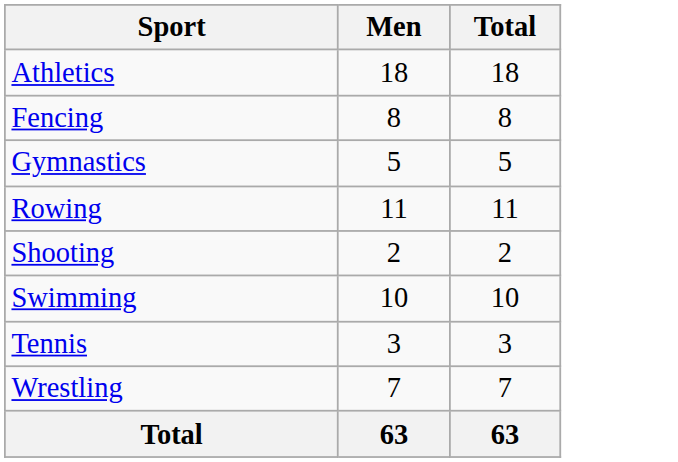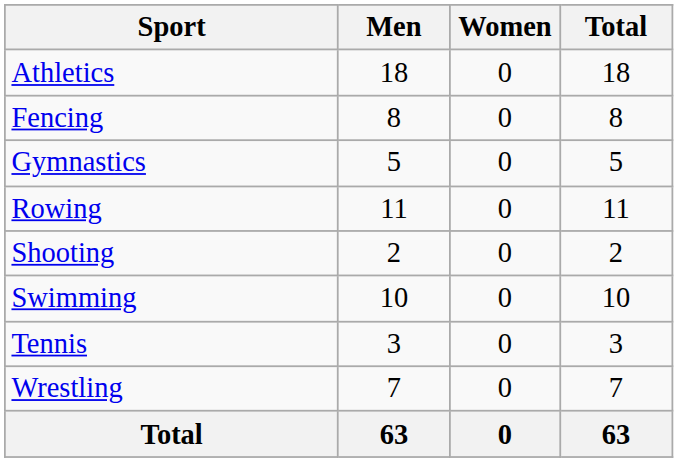+ column: (505, 27)
